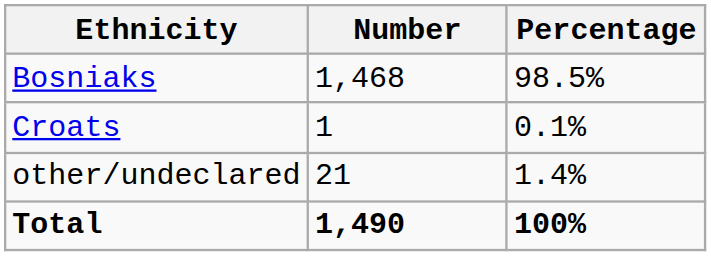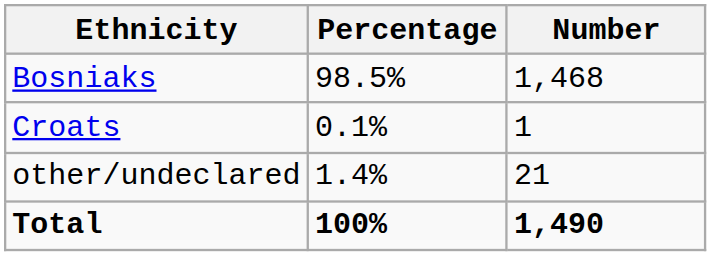columns swapped: (407, 30) <-> (606, 30)
